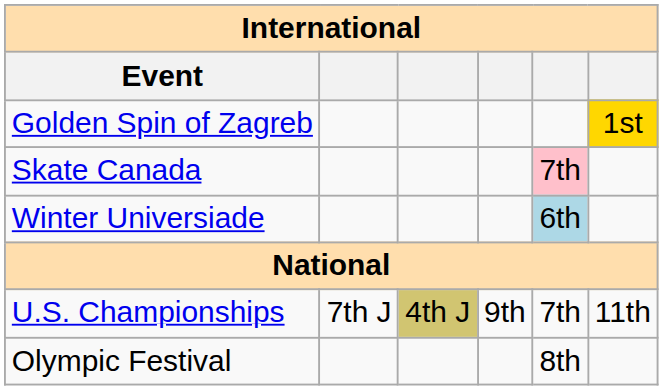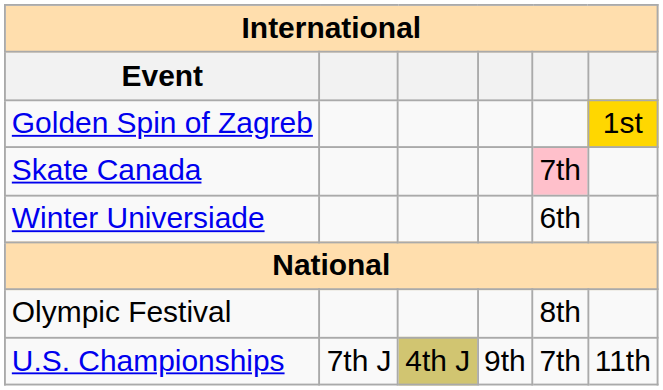(560, 218) lightblue background -> (560, 218) no background
rows swapped: (148, 312) <-> (122, 360)
